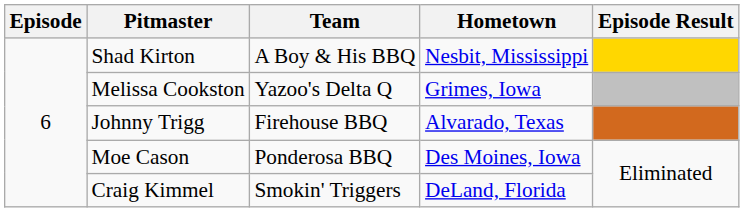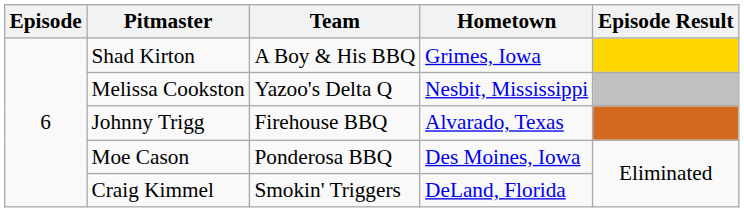(507, 55) Nesbit, Mississippi -> (483, 55) Grimes, Iowa
(483, 88) Grimes, Iowa -> (507, 88) Nesbit, Mississippi
